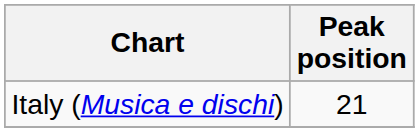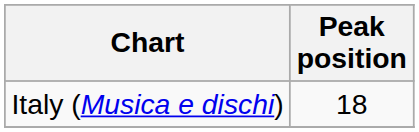(352, 103) 21 -> (352, 103) 18
